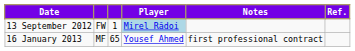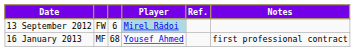columns swapped: (337, 12) <-> (255, 12)
(115, 26) 1 -> (115, 26) 6
(115, 39) 65 -> (115, 39) 68
